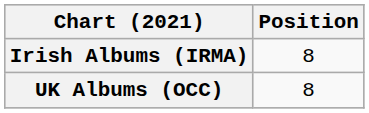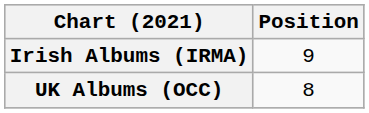(309, 56) 8 -> (309, 56) 9
